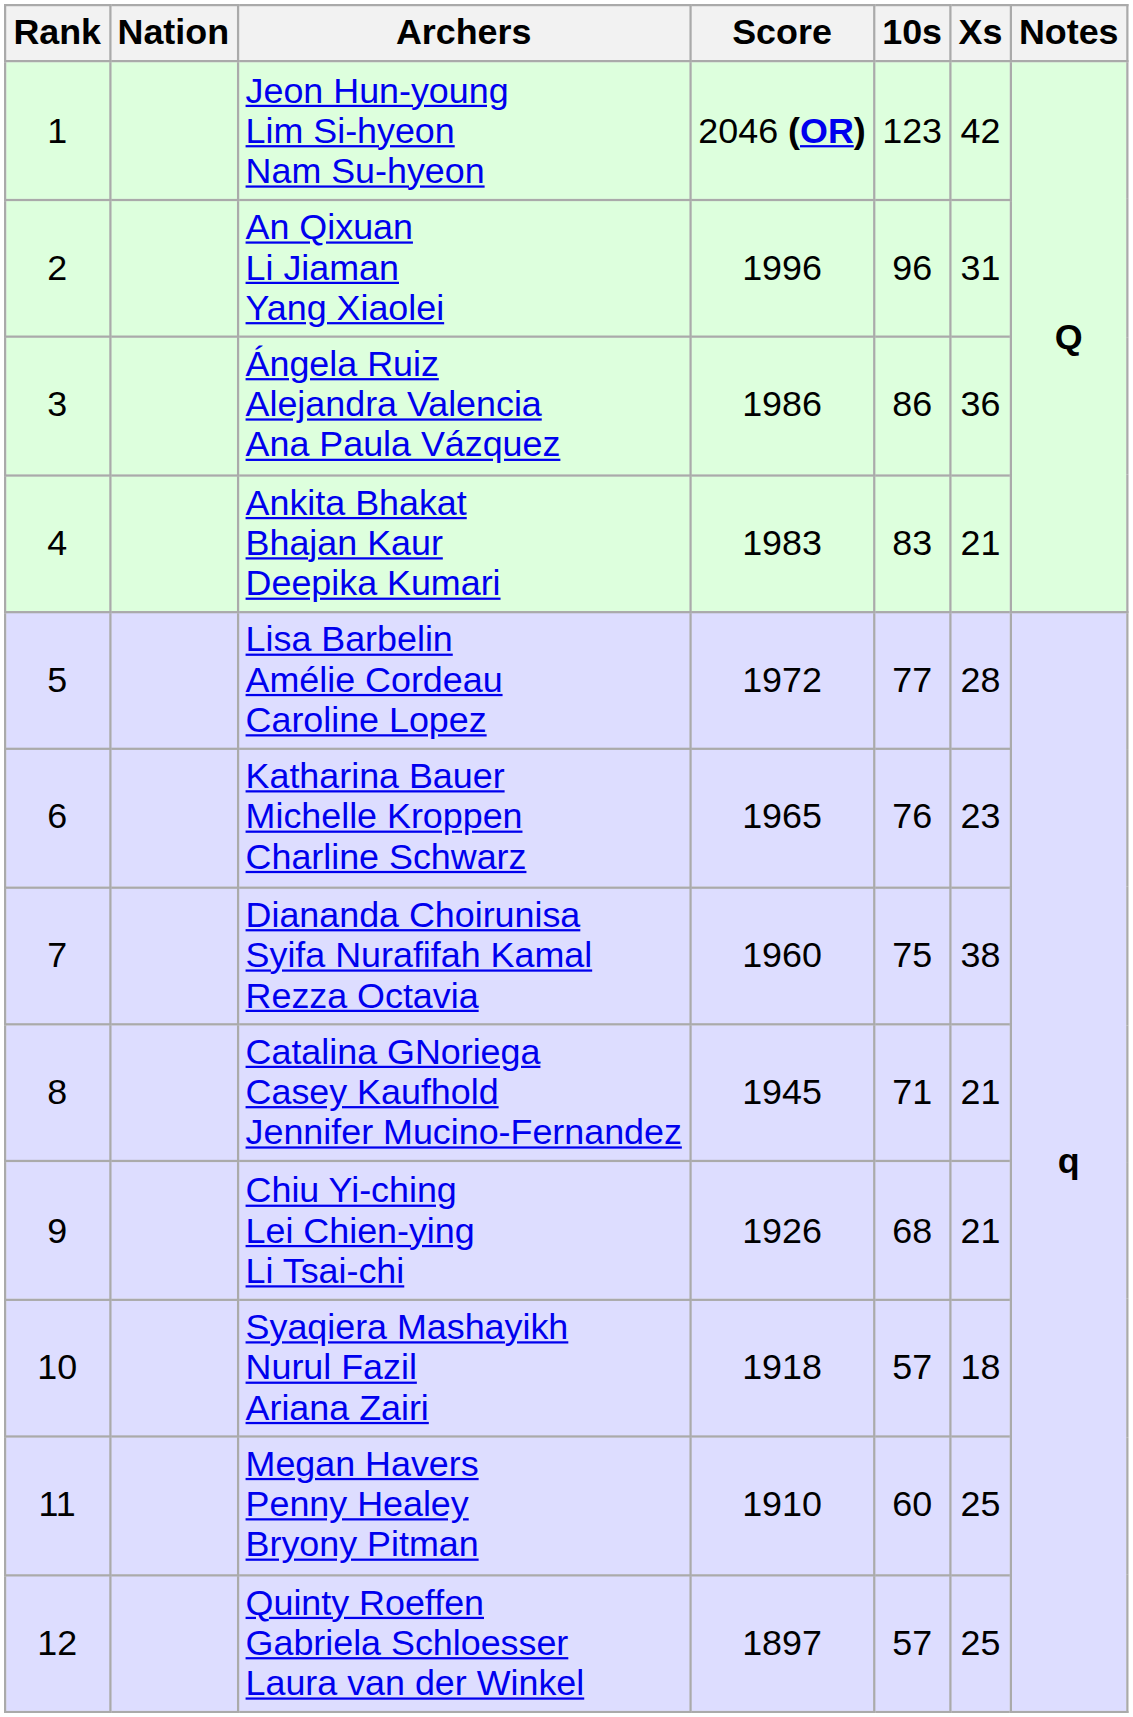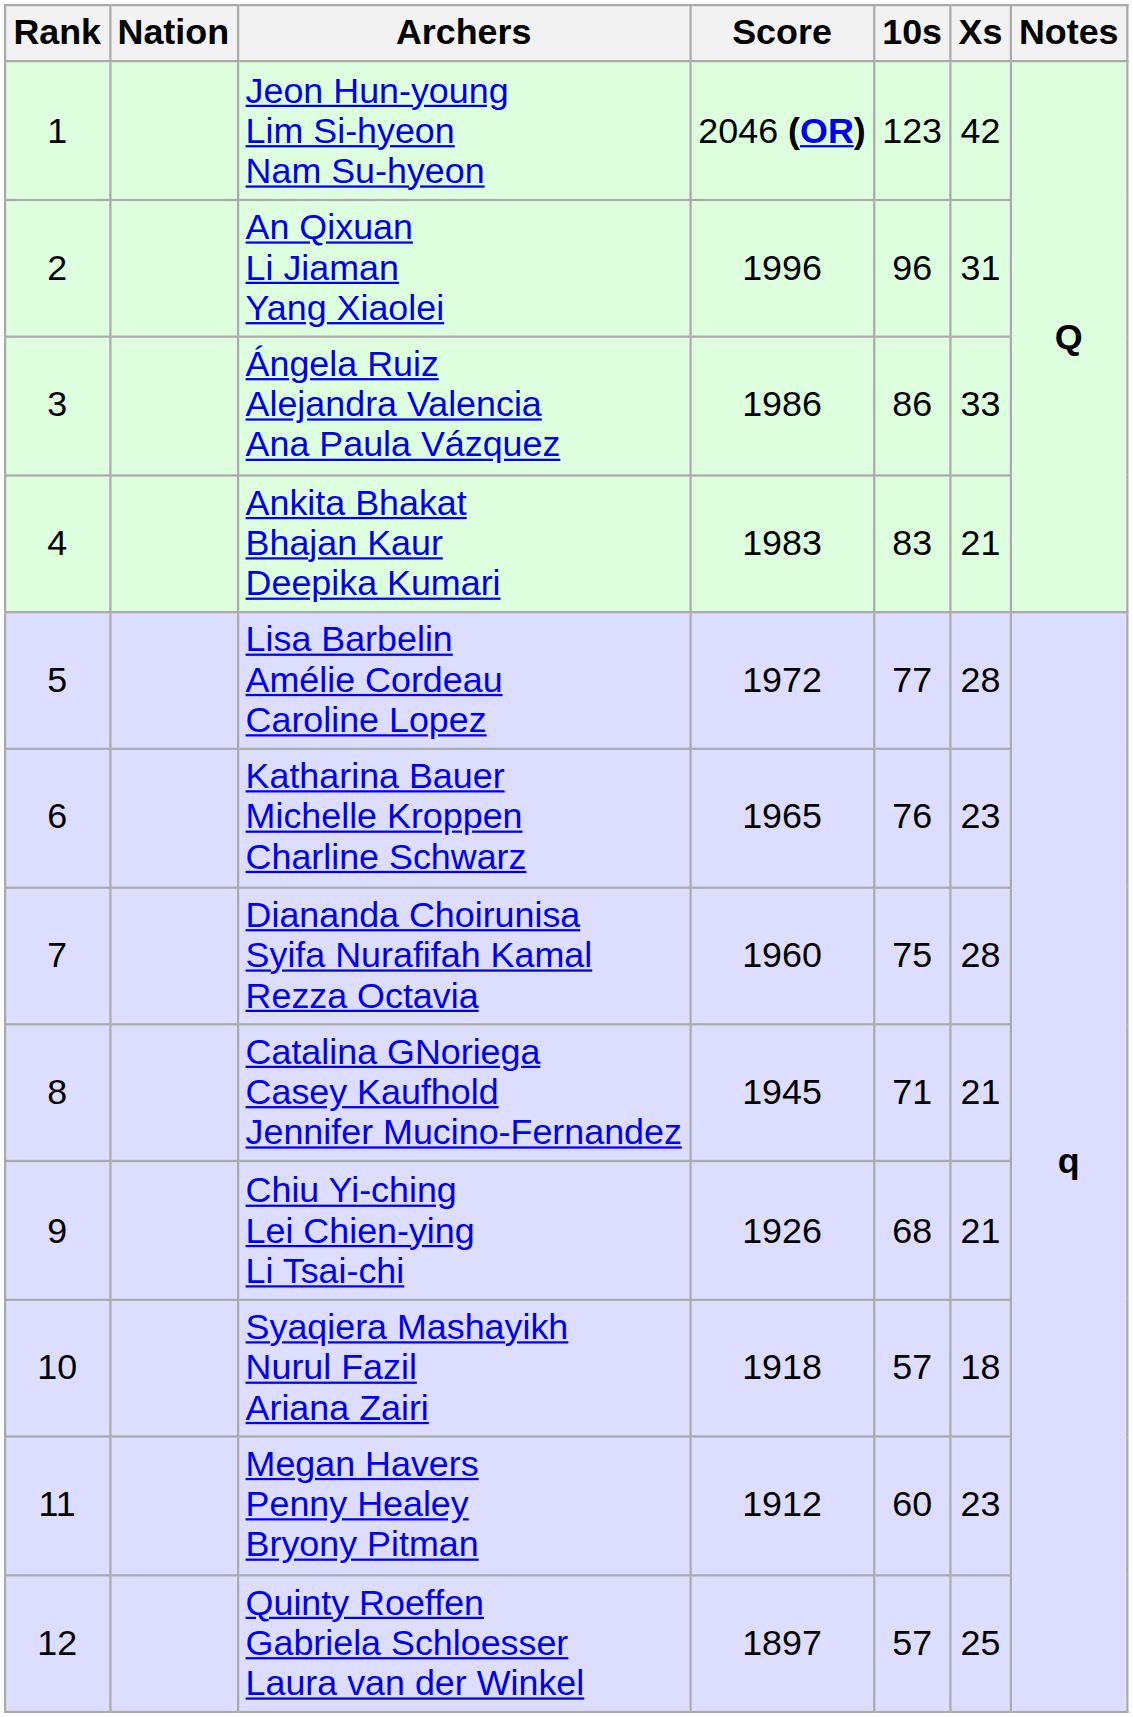(980, 405) 36 -> (980, 405) 33
(980, 954) 38 -> (980, 954) 28
(782, 1504) 1910 -> (782, 1504) 1912
(980, 1504) 25 -> (980, 1504) 23
